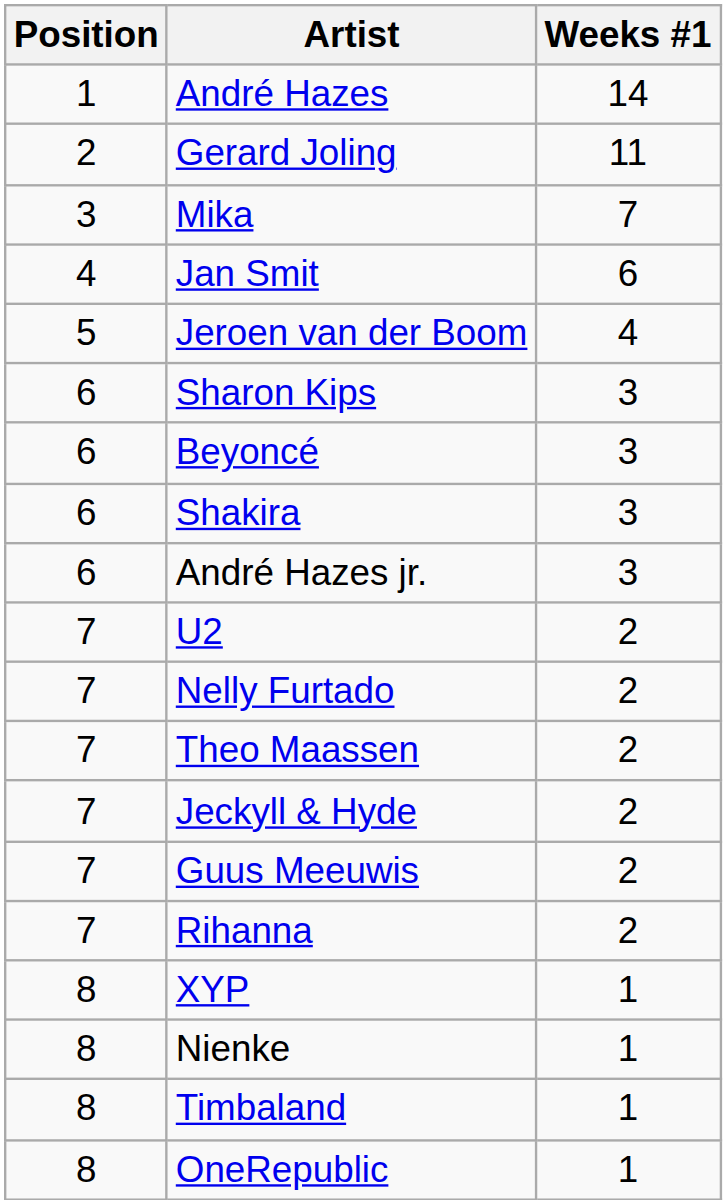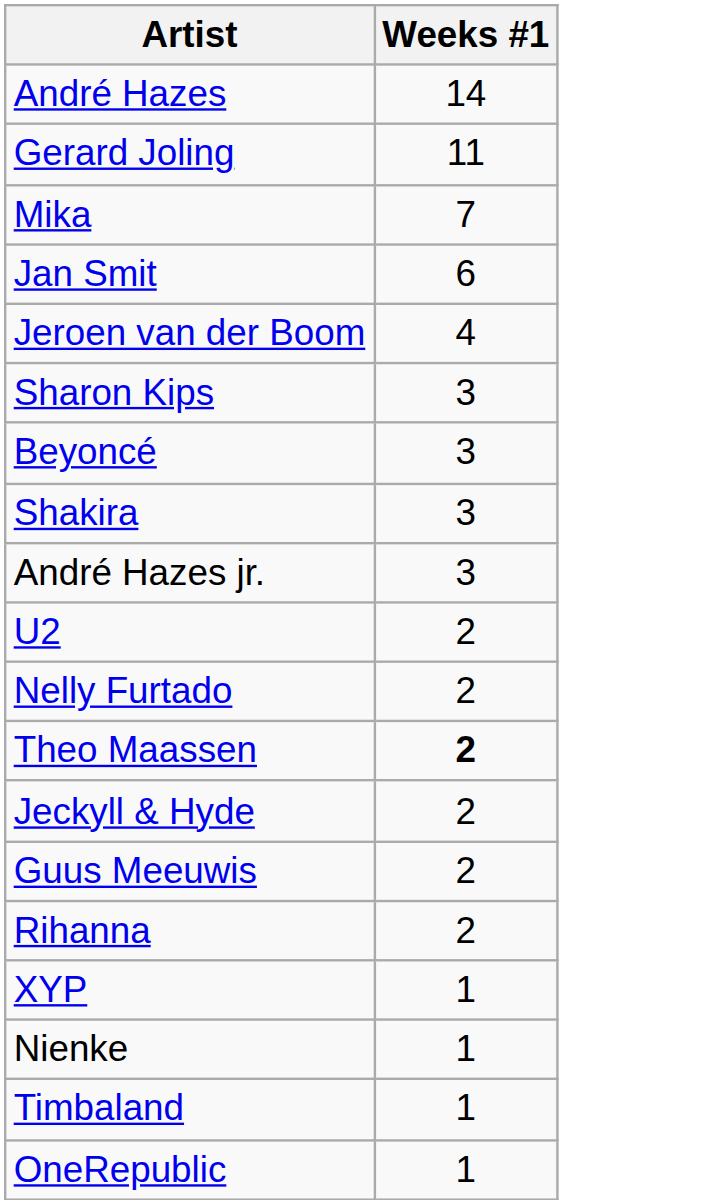- column: (86, 33)
(628, 750) normal -> (466, 750) bold
